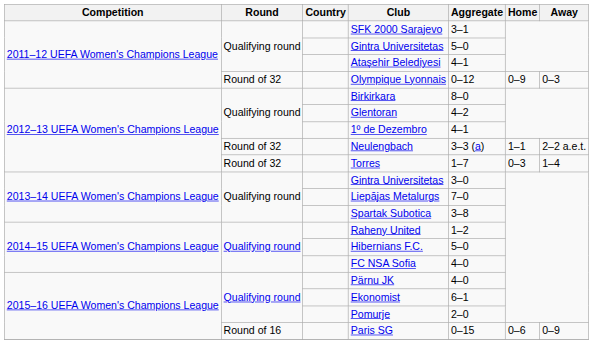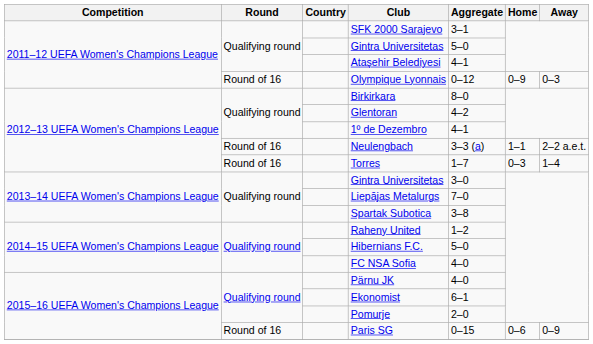(252, 79) Round of 32 -> (252, 79) Round of 16
(252, 146) Round of 32 -> (252, 146) Round of 16
(252, 163) Round of 32 -> (252, 163) Round of 16
